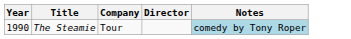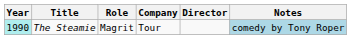+ column: (117, 12)
(18, 27) no background -> (18, 27) paleturquoise background
